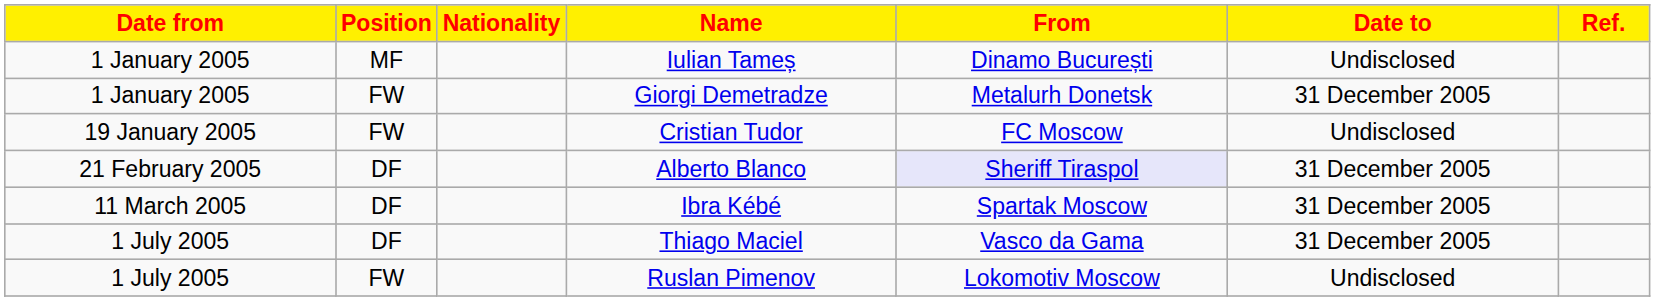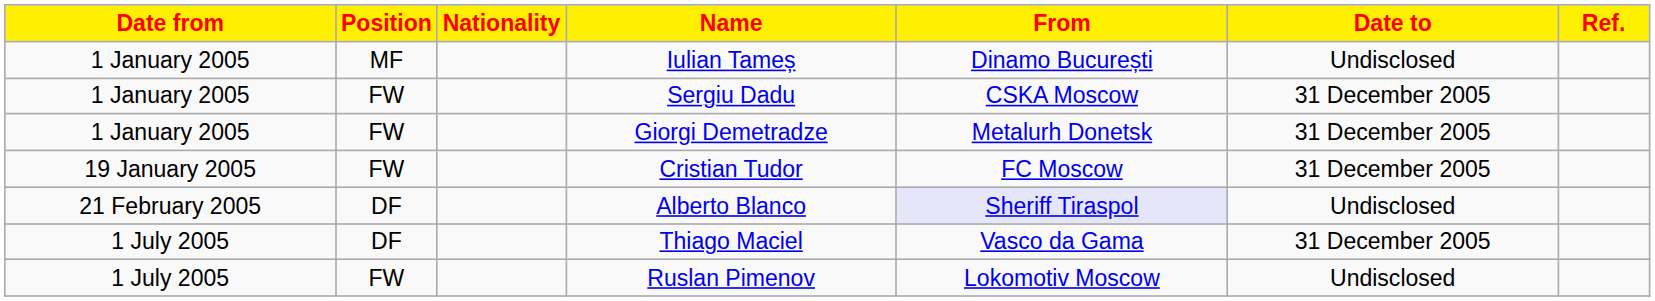+ row: (731, 96)
(1393, 133) Undisclosed -> (1393, 169) 31 December 2005
(1393, 169) 31 December 2005 -> (1393, 205) Undisclosed
- row: (731, 205)
